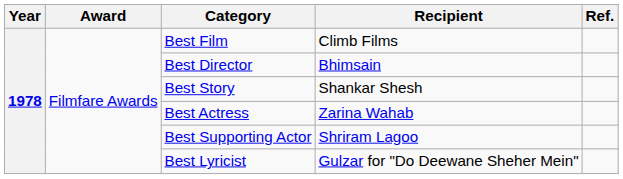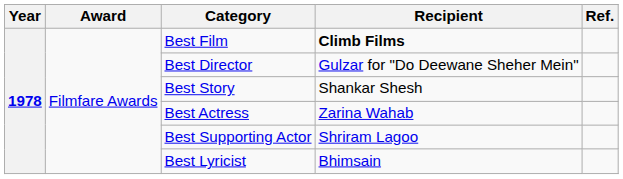(358, 40) normal -> (362, 40) bold
(350, 64) Bhimsain -> (449, 64) Gulzar for "Do Deewane Sheher Mein"
(449, 161) Gulzar for "Do Deewane Sheher Mein" -> (350, 161) Bhimsain
